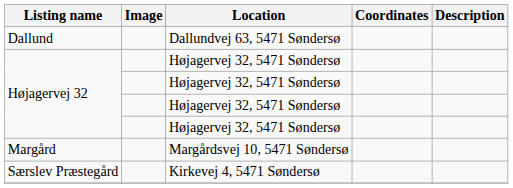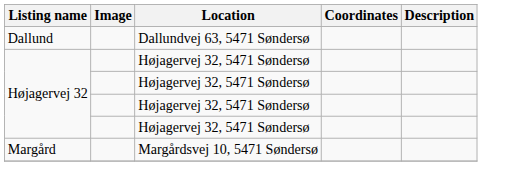- row: (63, 171)
